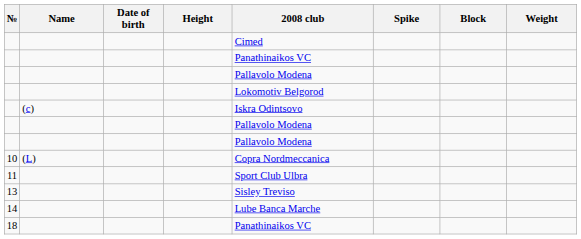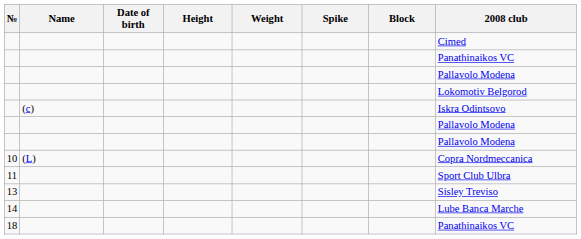columns swapped: (542, 18) <-> (303, 18)
